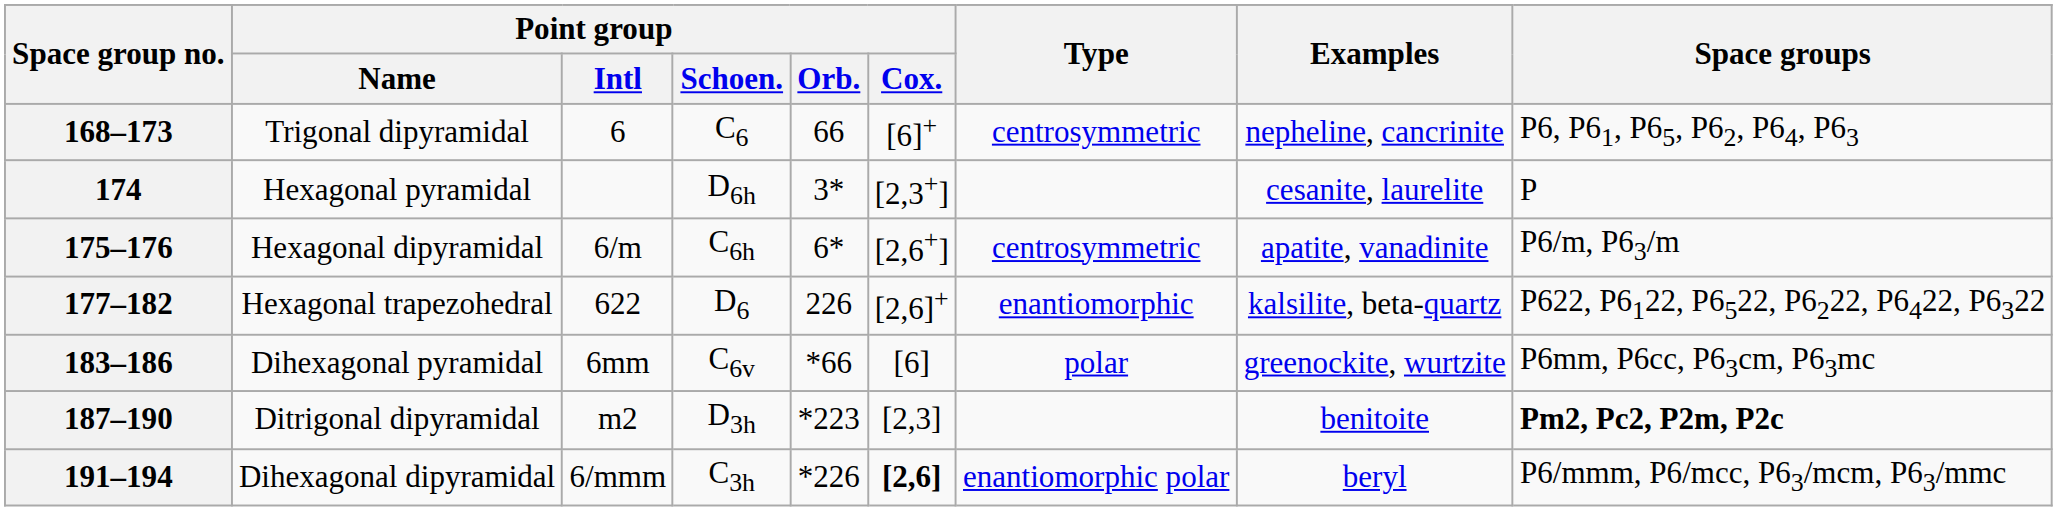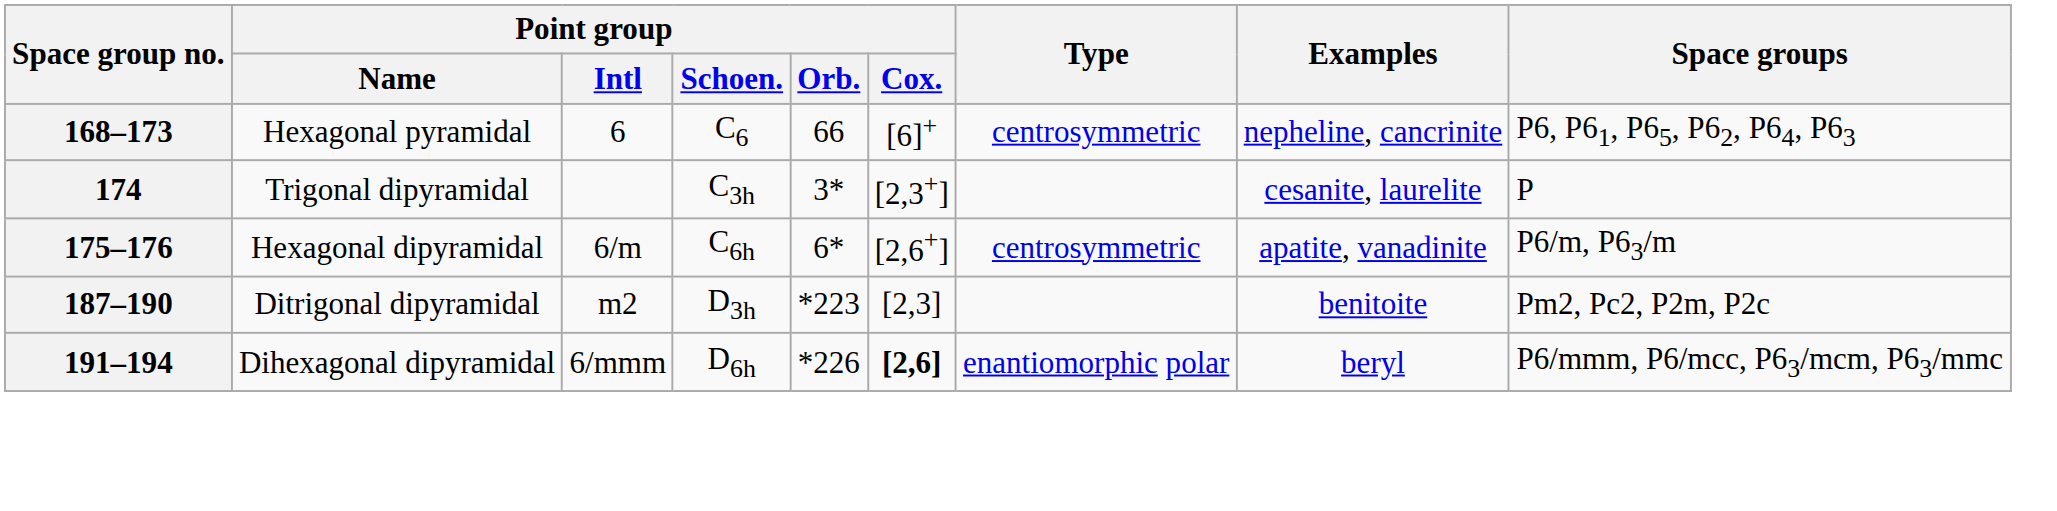(397, 131) Trigonal dipyramidal -> (397, 131) Hexagonal pyramidal
(397, 189) Hexagonal pyramidal -> (397, 189) Trigonal dipyramidal
(732, 189) D6h -> (732, 189) C3h
- row: (118, 304)
- row: (118, 362)
(1652, 419) bold -> (1643, 304) normal
(732, 476) C3h -> (732, 361) D6h
